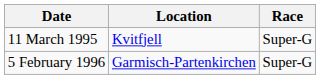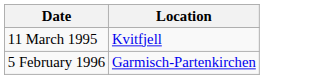- column: (287, 16)
